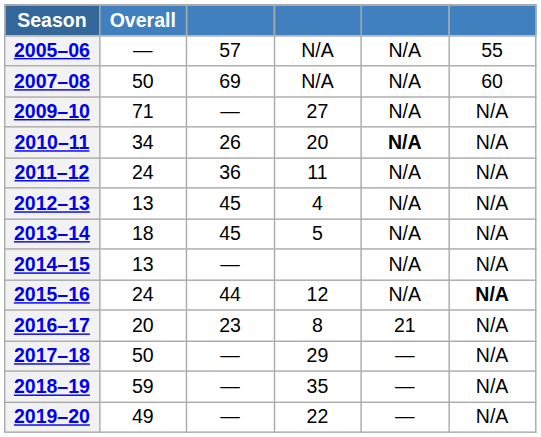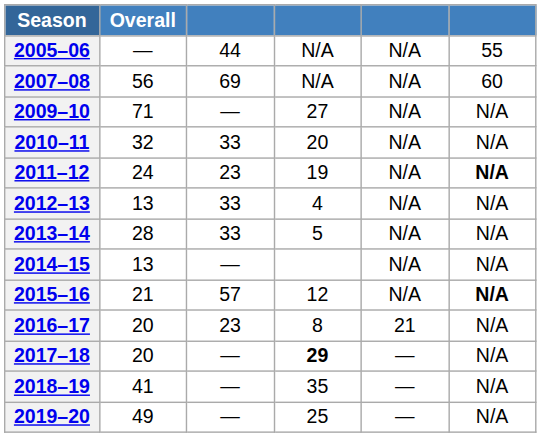(230, 50) 57 -> (230, 50) 44
(143, 81) 50 -> (143, 81) 56
(143, 142) 34 -> (143, 142) 32
(230, 142) 26 -> (230, 142) 33
(405, 142) bold -> (405, 142) normal
(230, 172) 36 -> (230, 172) 23
(317, 172) 11 -> (317, 172) 19
(492, 172) normal -> (492, 172) bold
(230, 203) 45 -> (230, 203) 33
(143, 233) 18 -> (143, 233) 28
(230, 233) 45 -> (230, 233) 33
(143, 294) 24 -> (143, 294) 21
(230, 294) 44 -> (230, 294) 57
(143, 356) 50 -> (143, 356) 20
(317, 356) normal -> (317, 356) bold
(143, 386) 59 -> (143, 386) 41
(317, 417) 22 -> (317, 417) 25
